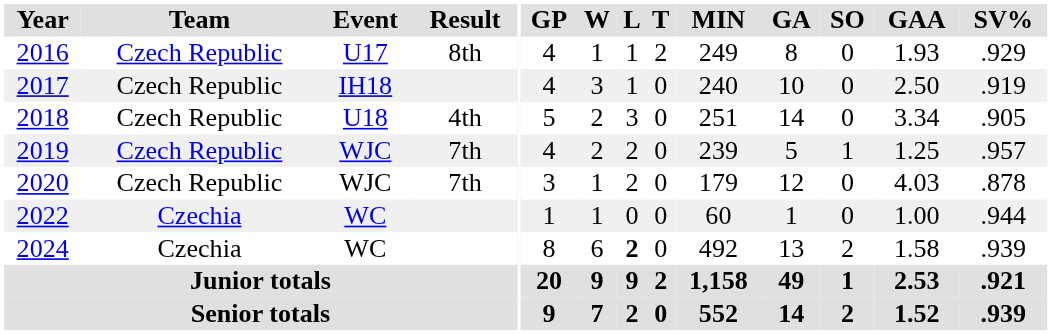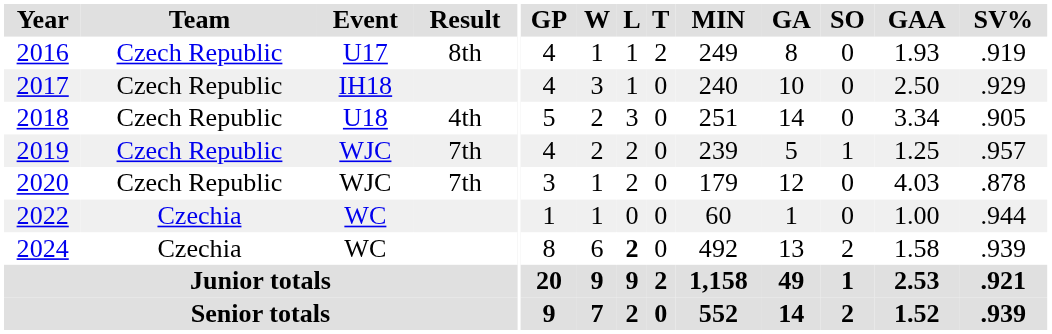(1003, 52) .929 -> (1003, 52) .919
(1003, 85) .919 -> (1003, 85) .929
